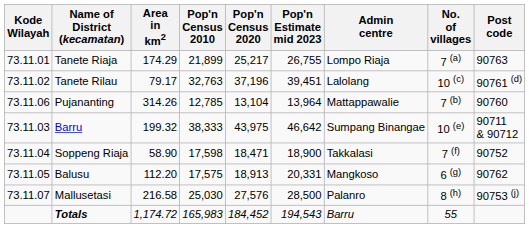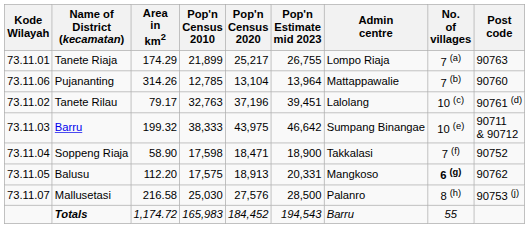rows swapped: (84, 102) <-> (86, 81)
(451, 174) normal -> (451, 174) bold
